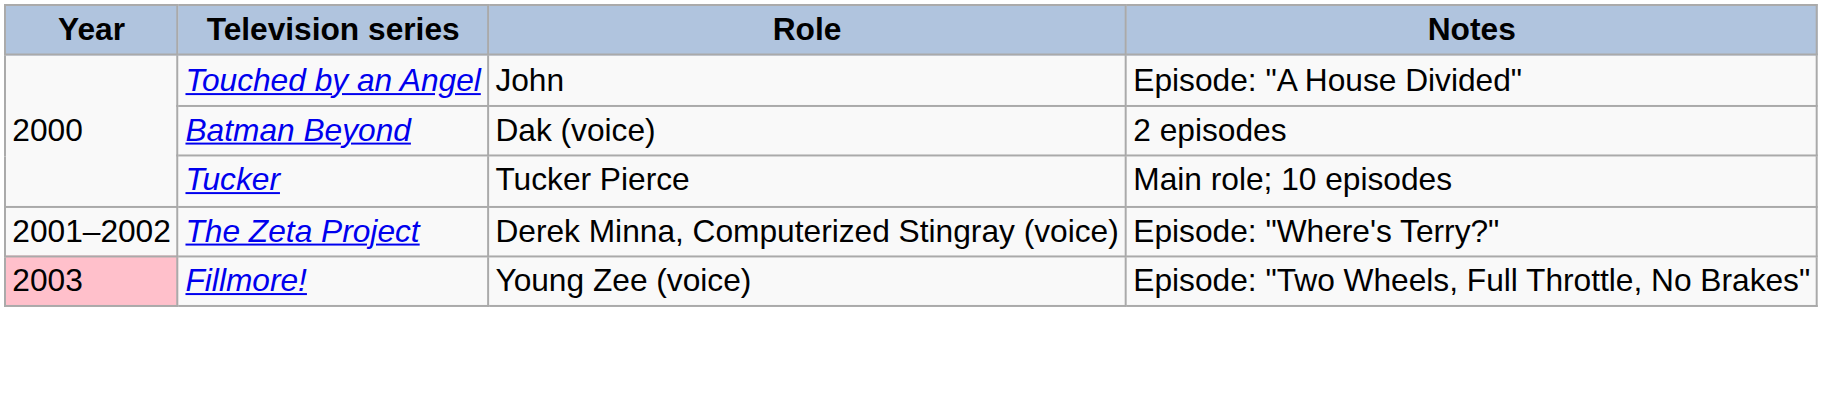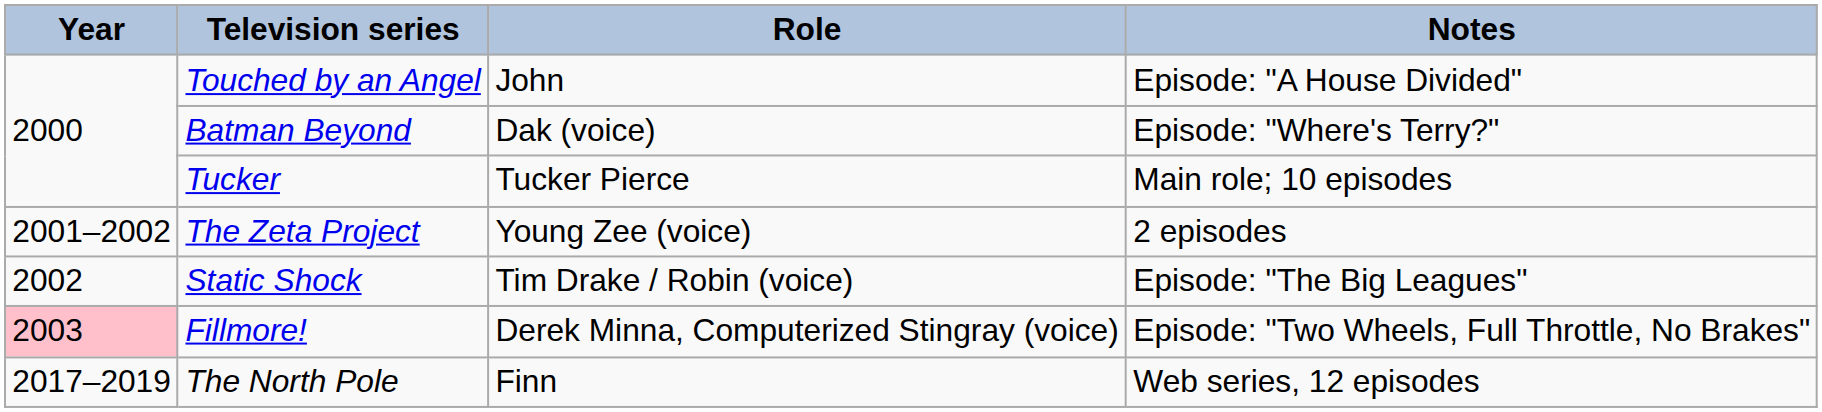(1210, 130) 2 episodes -> (1316, 130) Episode: "Where's Terry?"
(807, 230) Derek Minna, Computerized Stingray (voice) -> (623, 230) Young Zee (voice)
(1316, 230) Episode: "Where's Terry?" -> (1210, 230) 2 episodes
+ row: (274, 280)
(623, 280) Young Zee (voice) -> (807, 331) Derek Minna, Computerized Stingray (voice)
+ row: (292, 381)
